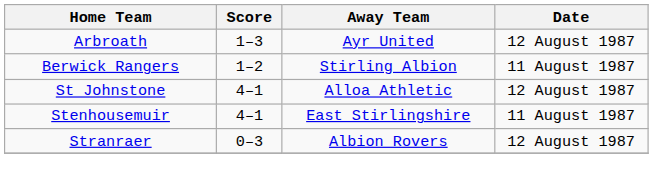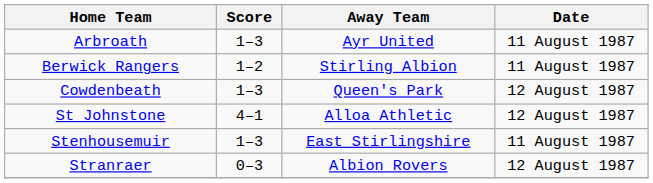(571, 42) 12 August 1987 -> (571, 42) 11 August 1987
+ row: (111, 91)
(249, 116) 4–1 -> (249, 141) 1–3
